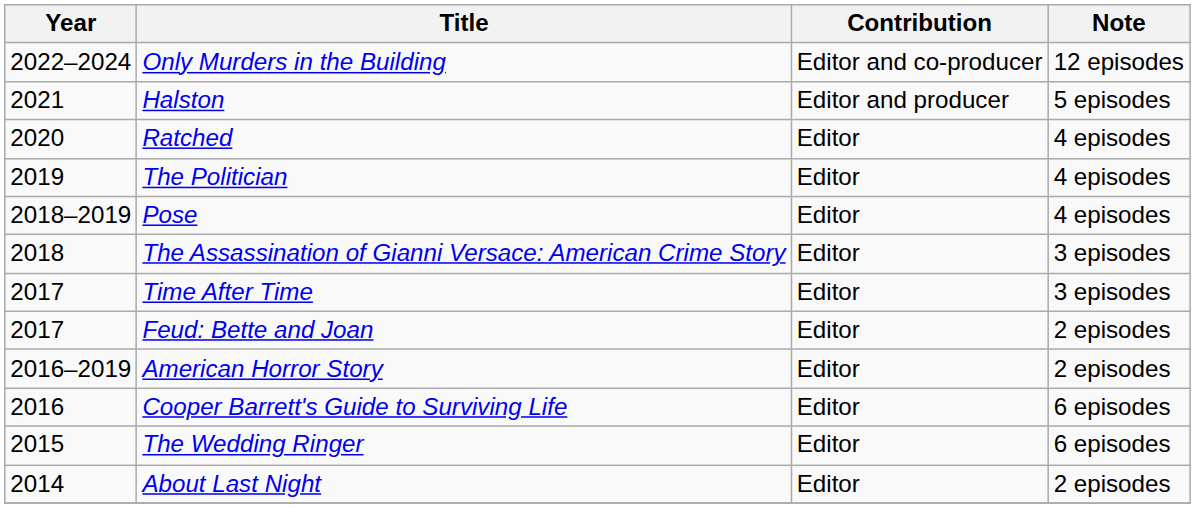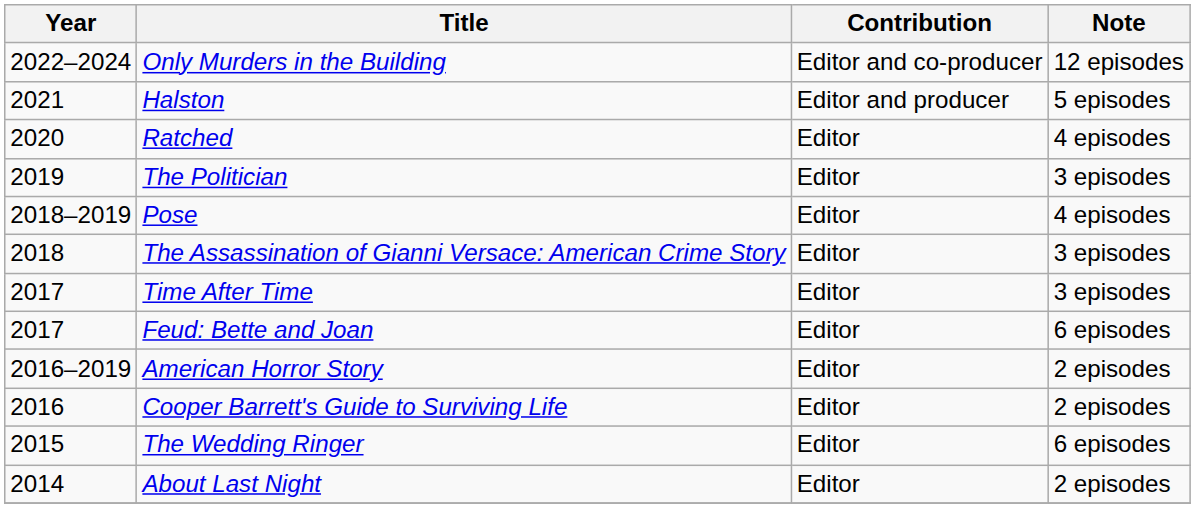(1112, 176) 4 episodes -> (1112, 176) 3 episodes
(1112, 330) 2 episodes -> (1112, 330) 6 episodes
(1112, 406) 6 episodes -> (1112, 406) 2 episodes
